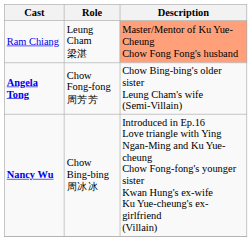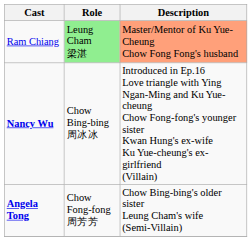(80, 41) no background -> (80, 41) lightgreen background
rows swapped: (22, 88) <-> (30, 175)
